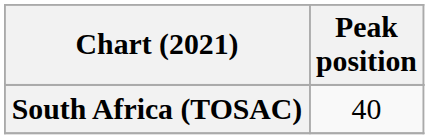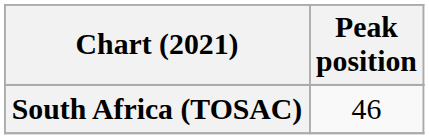(366, 108) 40 -> (366, 108) 46
